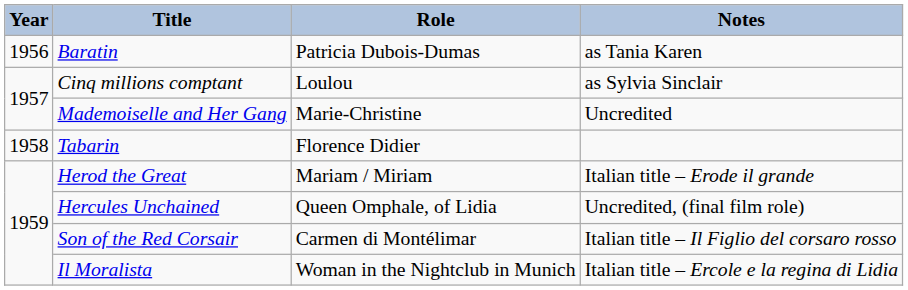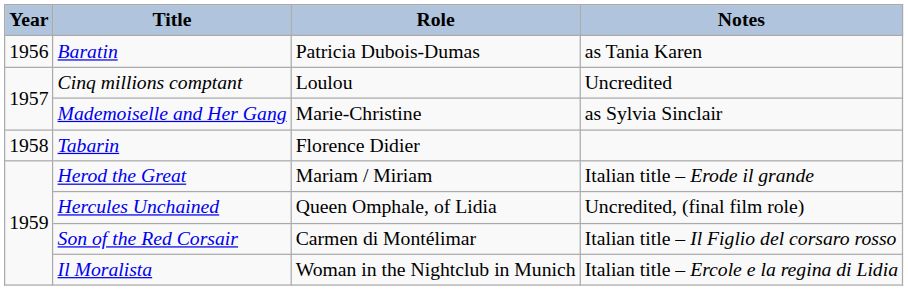(654, 82) as Sylvia Sinclair -> (628, 82) Uncredited
(628, 113) Uncredited -> (654, 113) as Sylvia Sinclair
